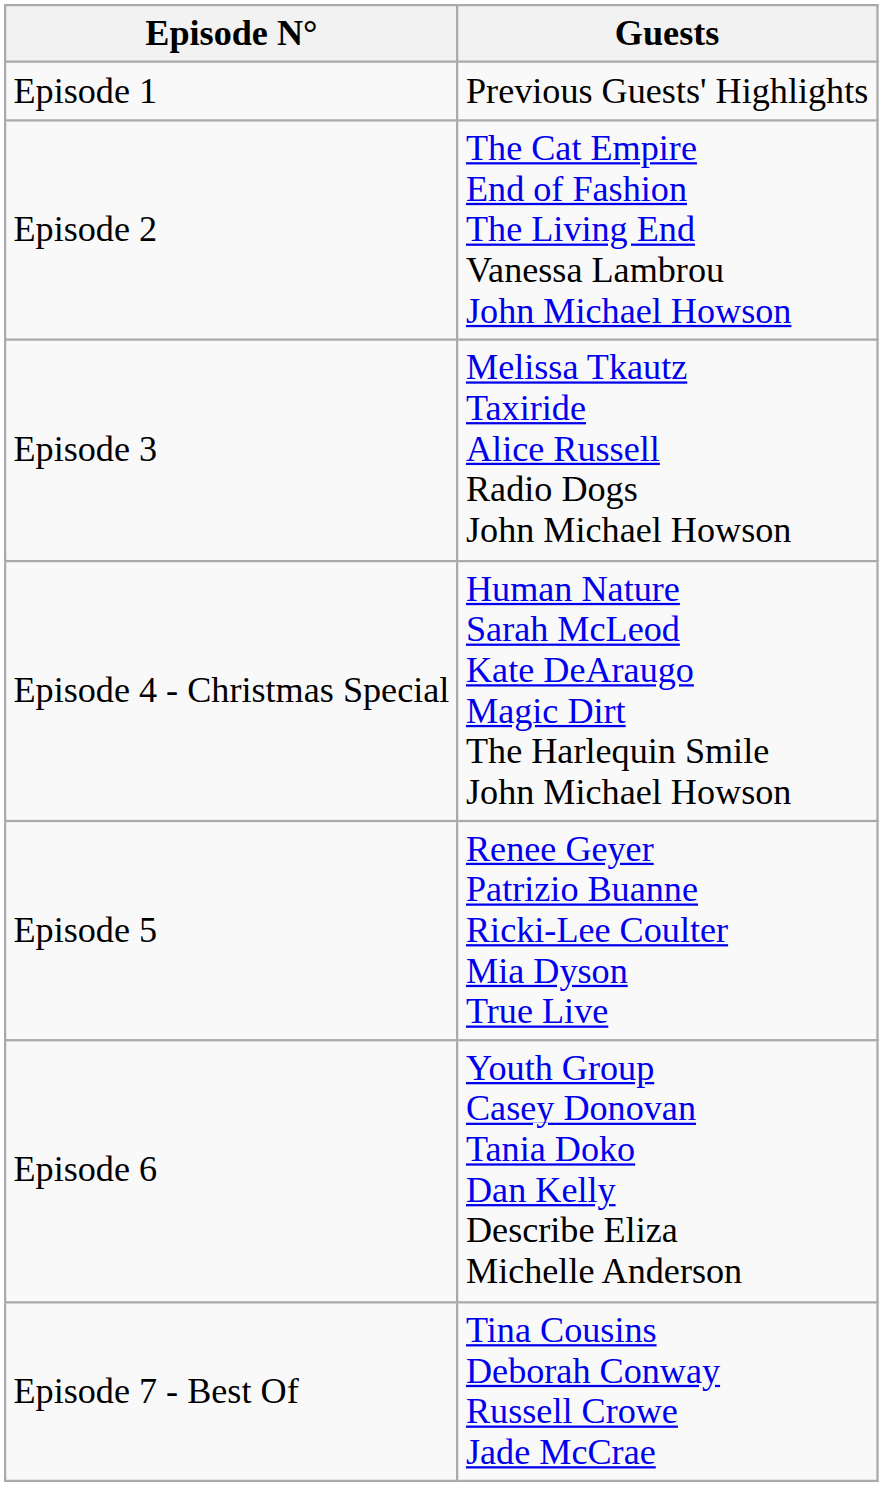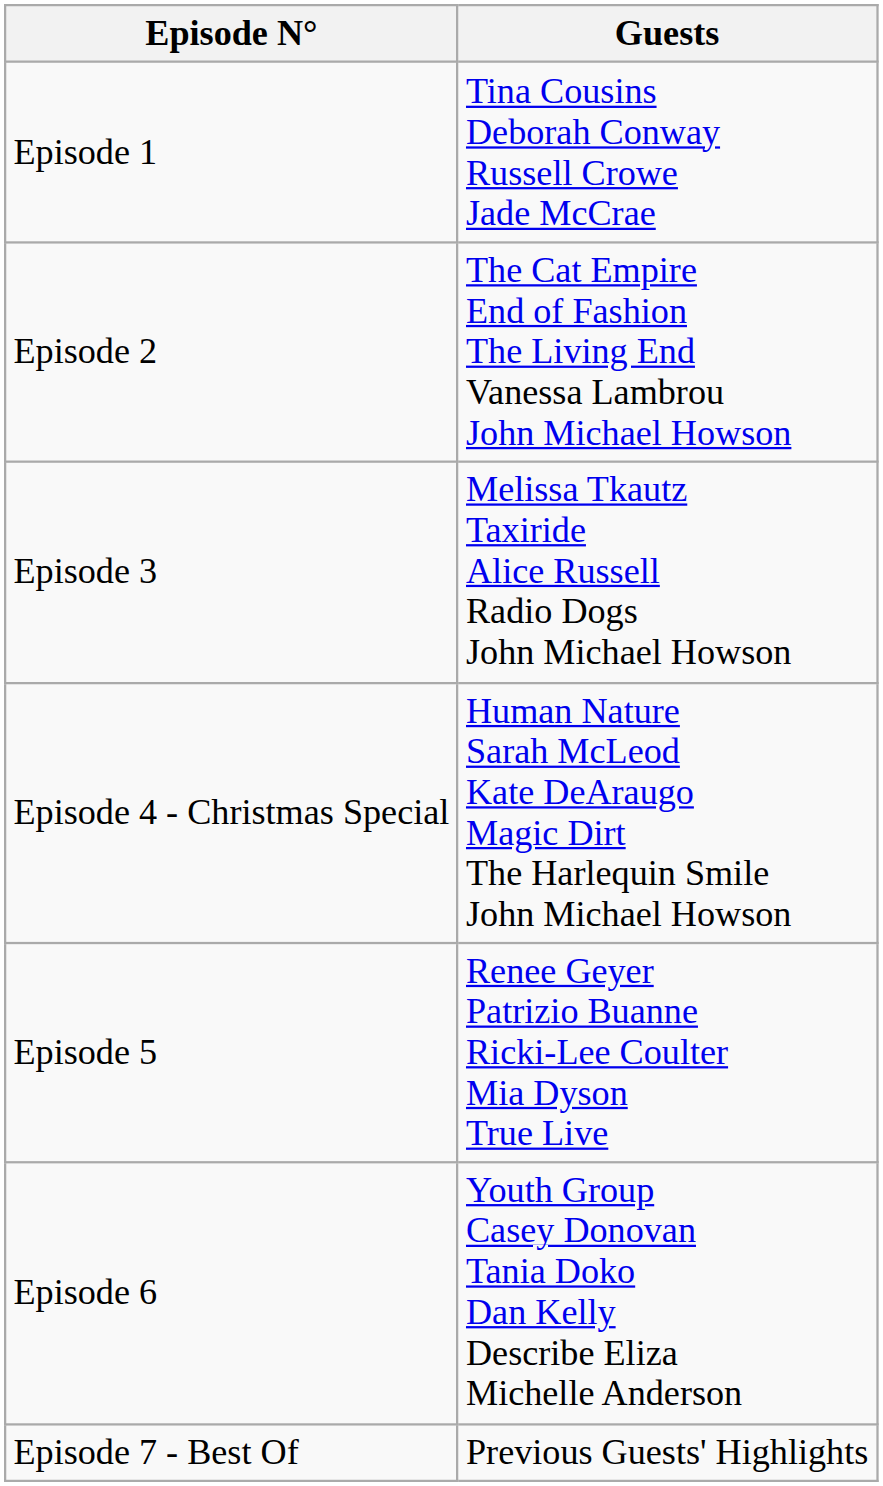(667, 90) Previous Guests' Highlights -> (593, 151) Tina Cousins Deborah Conway Russell Crowe Jade McCrae
(593, 1390) Tina Cousins Deborah Conway Russell Crowe Jade McCrae -> (667, 1451) Previous Guests' Highlights
